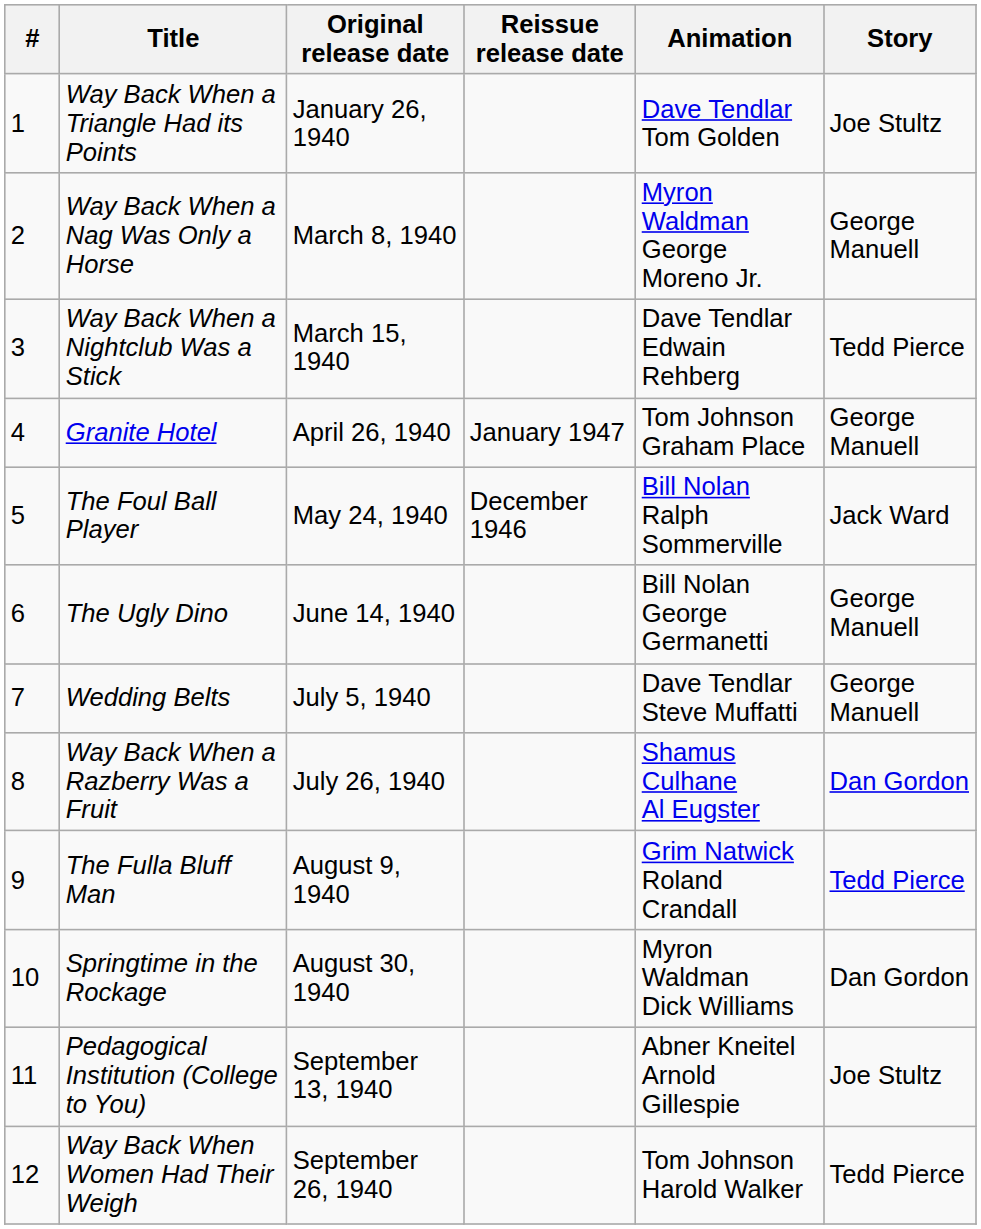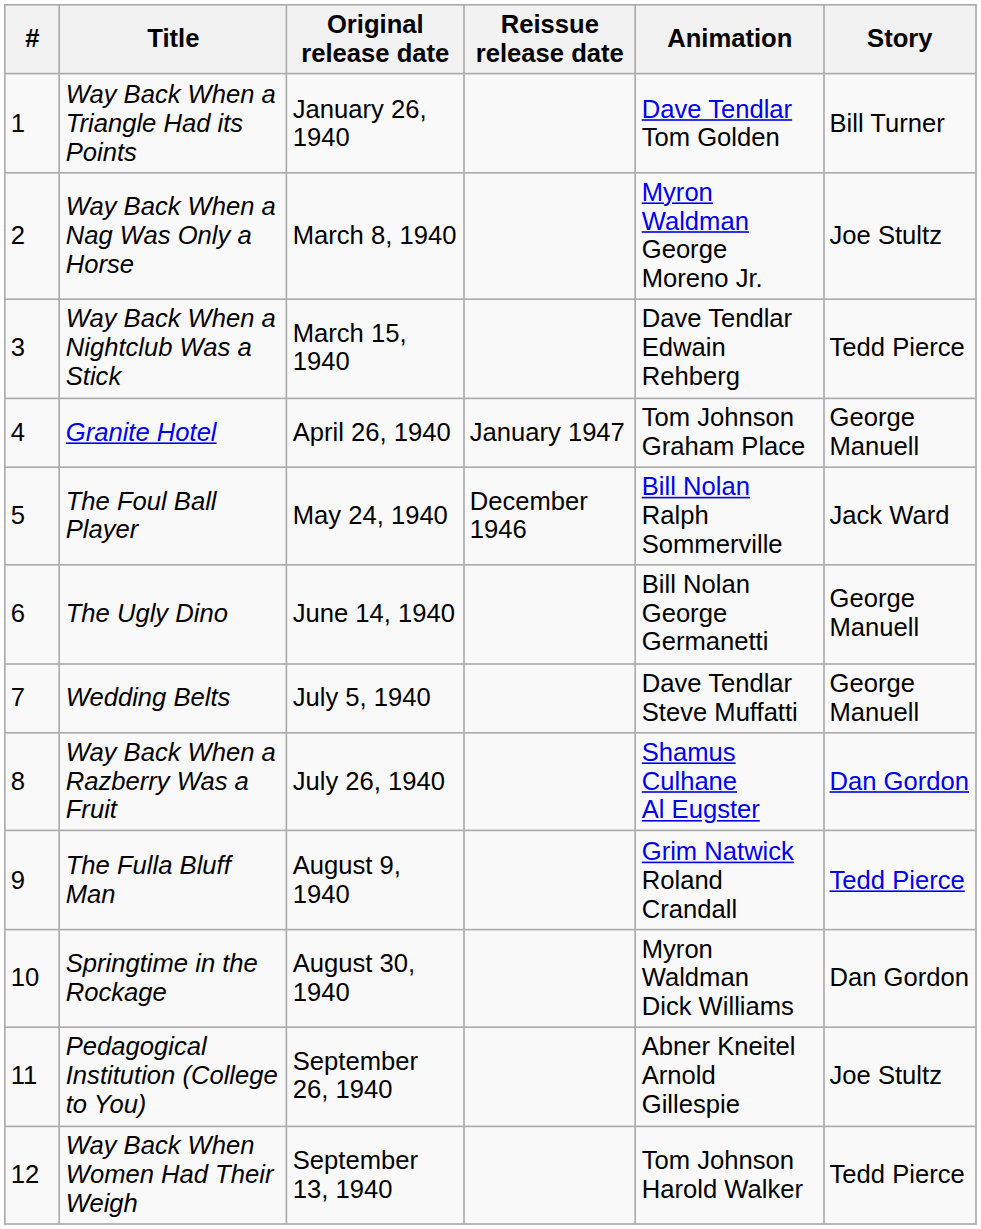(886, 123) Joe Stultz -> (887, 123) Bill Turner
(874, 235) George Manuell -> (886, 235) Joe Stultz
(355, 1076) September 13, 1940 -> (355, 1076) September 26, 1940
(355, 1174) September 26, 1940 -> (355, 1174) September 13, 1940
